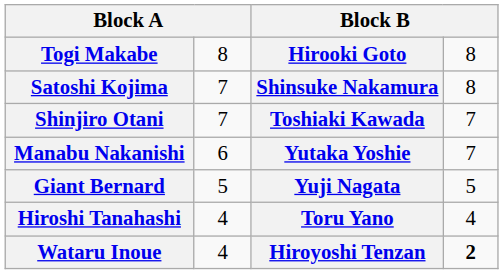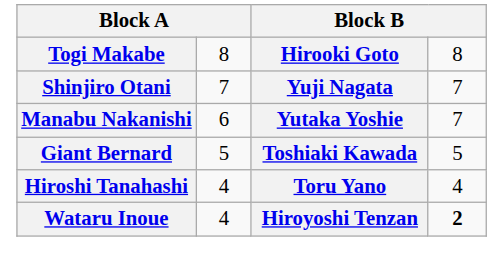- row: (99, 86)
(347, 119) Toshiaki Kawada -> (340, 86) Yuji Nagata
(347, 185) Yuji Nagata -> (340, 152) Toshiaki Kawada
